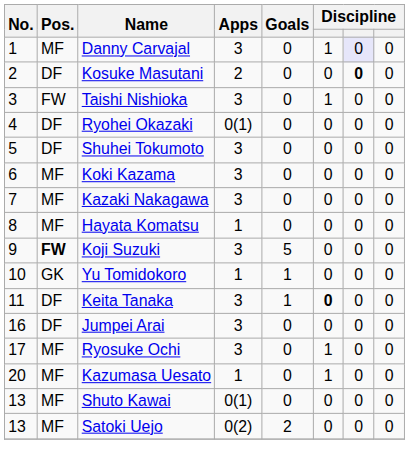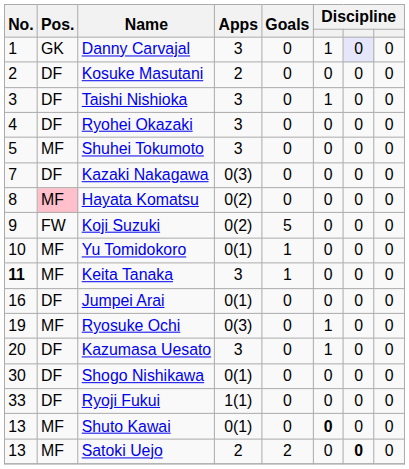(52, 49) MF -> (52, 49) GK
(359, 74) bold -> (359, 74) normal
(53, 99) FW -> (52, 99) DF
(238, 124) 0(1) -> (238, 124) 3
(52, 149) DF -> (52, 149) MF
- row: (128, 175)
(52, 200) MF -> (52, 175) DF
(238, 200) 3 -> (238, 175) 0(3)
(52, 225) no background -> (52, 200) pink background
(238, 225) 1 -> (238, 200) 0(2)
(53, 250) bold -> (53, 225) normal
(238, 250) 3 -> (238, 225) 0(2)
(52, 275) GK -> (52, 250) MF
(238, 275) 1 -> (238, 250) 0(1)
(16, 300) normal -> (17, 275) bold
(52, 300) DF -> (52, 275) MF
(328, 300) bold -> (328, 275) normal
(238, 325) 3 -> (238, 300) 0(1)
(17, 350) 17 -> (17, 325) 19
(238, 350) 3 -> (238, 325) 0(3)
(52, 376) MF -> (52, 350) DF
(238, 376) 1 -> (238, 350) 3
+ row: (143, 376)
+ row: (121, 401)
(328, 401) normal -> (328, 426) bold
(238, 426) 0(2) -> (238, 451) 2
(359, 426) normal -> (359, 451) bold
